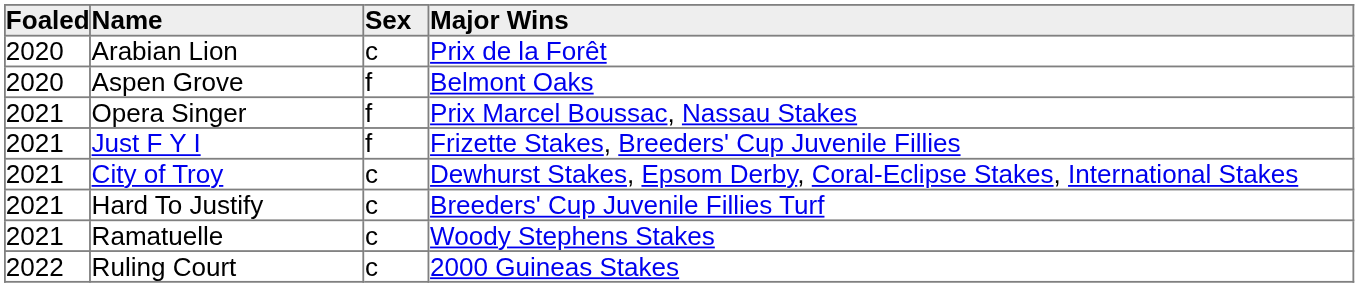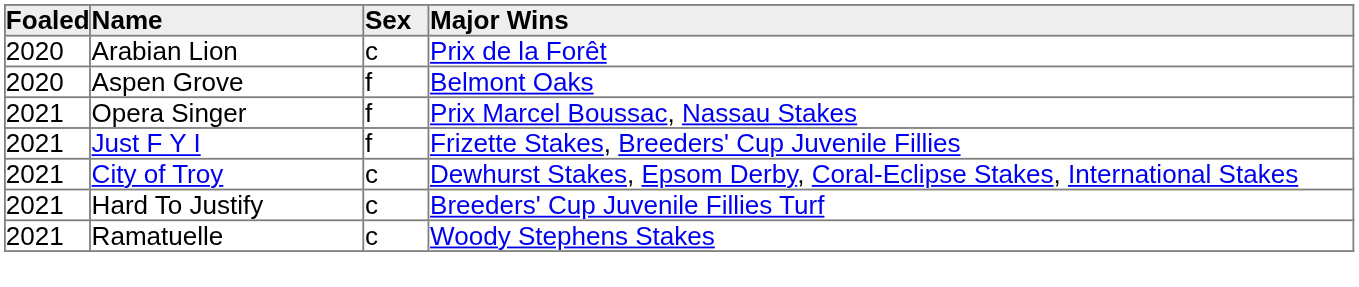- row: (164, 266)
